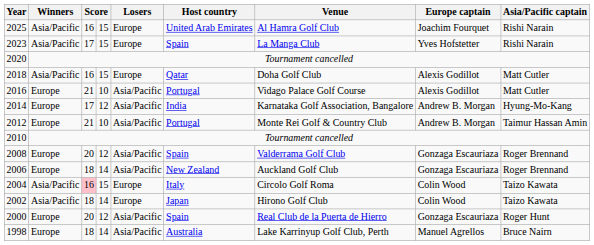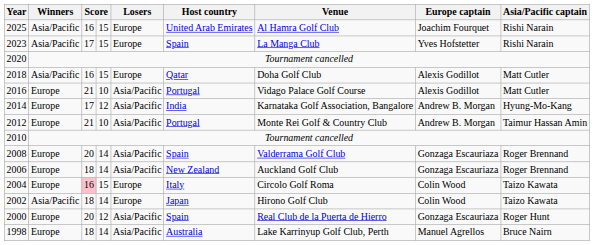(104, 153) 12 -> (104, 153) 14
(55, 185) Asia/Pacific -> (45, 185) Europe
